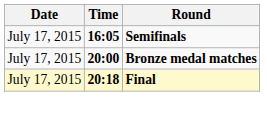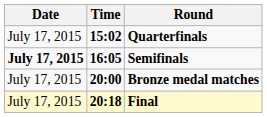+ row: (167, 36)
(44, 36) normal -> (46, 58) bold
